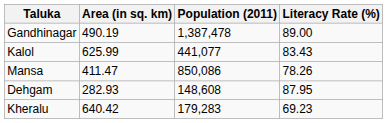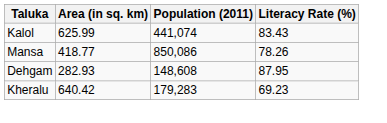- row: (42, 33)
(199, 52) 441,077 -> (175, 33) 441,074
(100, 71) 411.47 -> (76, 52) 418.77
